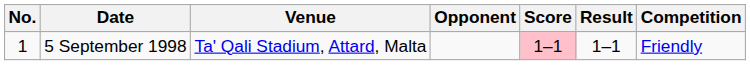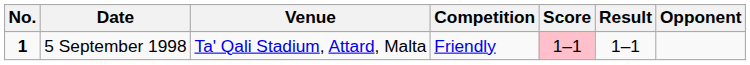columns swapped: (475, 18) <-> (691, 18)
(22, 45) normal -> (22, 45) bold
